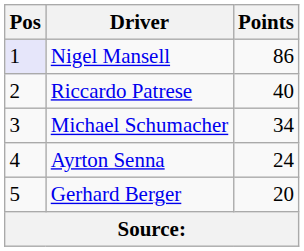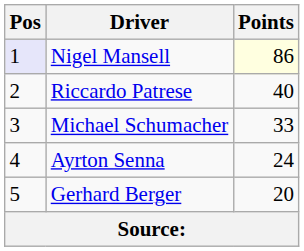(283, 56) no background -> (283, 56) lightyellow background
(283, 125) 34 -> (283, 125) 33
